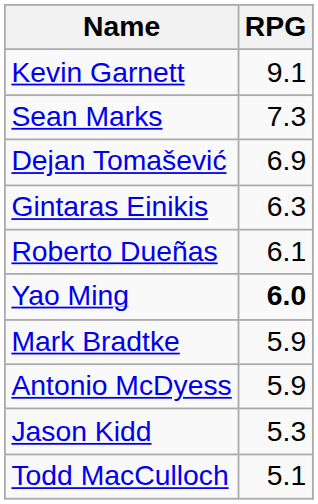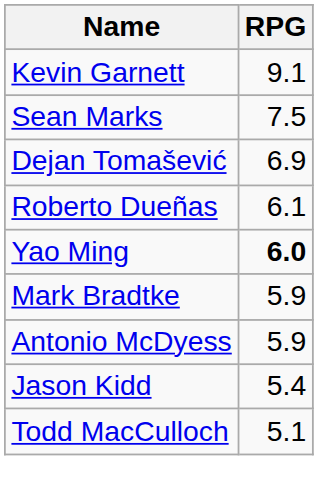(287, 116) 7.3 -> (287, 116) 7.5
- row: (110, 206)
(287, 431) 5.3 -> (287, 386) 5.4
